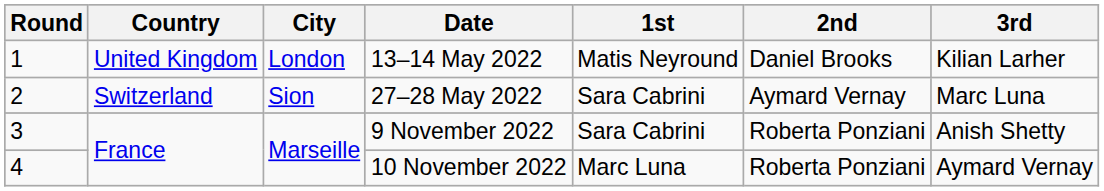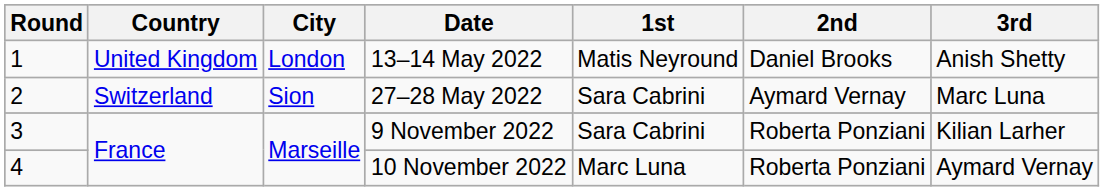(1001, 59) Kilian Larher -> (1001, 59) Anish Shetty
(1001, 131) Anish Shetty -> (1001, 131) Kilian Larher
